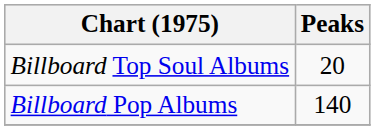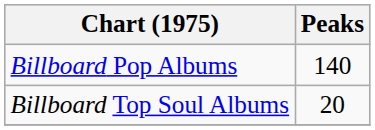rows swapped: (124, 104) <-> (150, 64)
